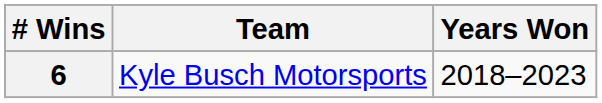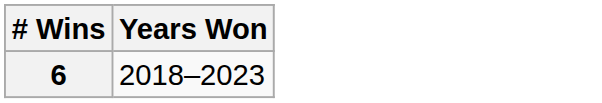- column: (273, 28)
